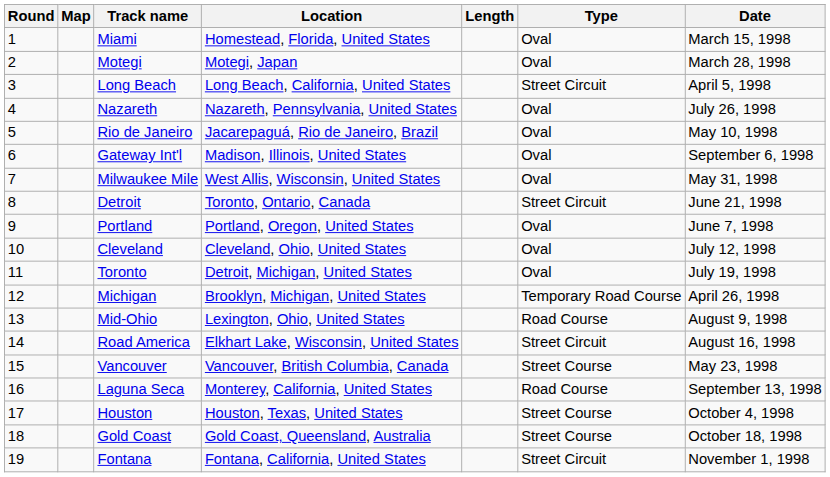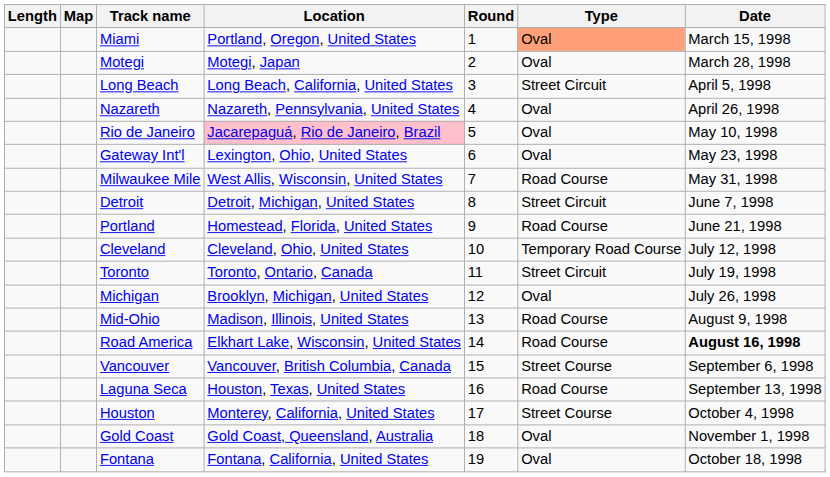columns swapped: (31, 16) <-> (490, 16)
(317, 39) Homestead, Florida, United States -> (312, 39) Portland, Oregon, United States
(536, 39) no background -> (536, 39) lightsalmon background
(732, 109) July 26, 1998 -> (734, 109) April 26, 1998
(321, 132) no background -> (324, 132) pink background
(306, 156) Madison, Illinois, United States -> (307, 156) Lexington, Ohio, United States
(751, 156) September 6, 1998 -> (733, 156) May 23, 1998
(536, 179) Oval -> (565, 179) Road Course
(288, 202) Toronto, Ontario, Canada -> (311, 202) Detroit, Michigan, United States
(735, 202) June 21, 1998 -> (731, 202) June 7, 1998
(309, 226) Portland, Oregon, United States -> (320, 226) Homestead, Florida, United States
(536, 226) Oval -> (565, 226) Road Course
(731, 226) June 7, 1998 -> (735, 226) June 21, 1998
(536, 249) Oval -> (601, 249) Temporary Road Course
(308, 272) Detroit, Michigan, United States -> (290, 272) Toronto, Ontario, Canada
(536, 272) Oval -> (564, 272) Street Circuit
(601, 296) Temporary Road Course -> (536, 296) Oval
(734, 296) April 26, 1998 -> (732, 296) July 26, 1998
(305, 319) Lexington, Ohio, United States -> (308, 319) Madison, Illinois, United States
(564, 343) Street Circuit -> (565, 343) Road Course
(742, 343) normal -> (744, 343) bold
(733, 366) May 23, 1998 -> (751, 366) September 6, 1998
(318, 389) Monterey, California, United States -> (306, 389) Houston, Texas, United States
(304, 413) Houston, Texas, United States -> (321, 413) Monterey, California, United States
(567, 436) Street Course -> (536, 436) Oval
(745, 436) October 18, 1998 -> (749, 436) November 1, 1998
(564, 459) Street Circuit -> (536, 459) Oval
(749, 459) November 1, 1998 -> (745, 459) October 18, 1998
